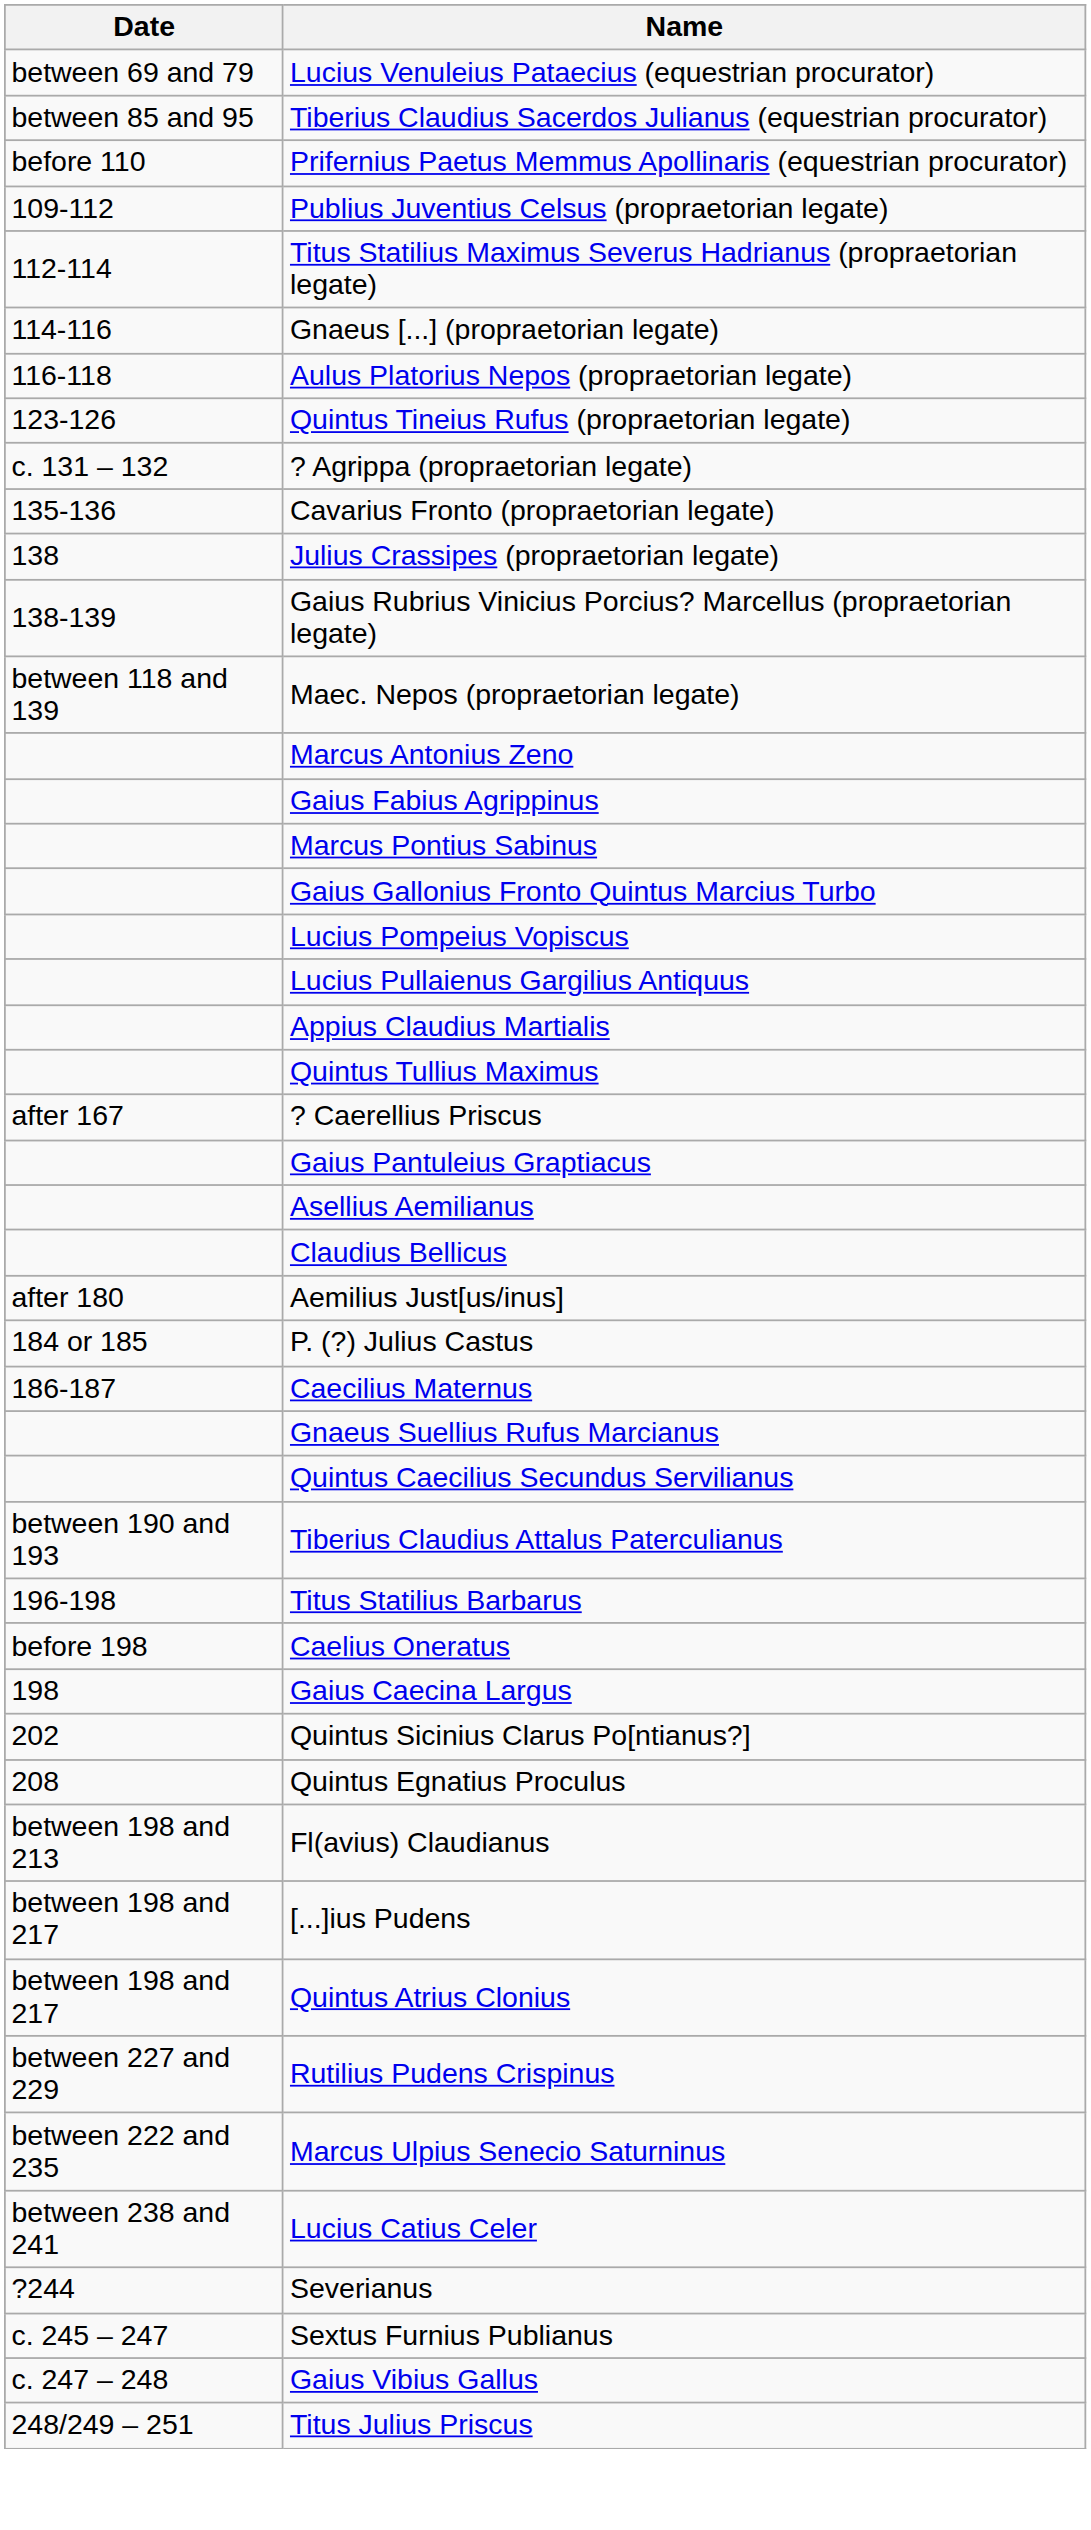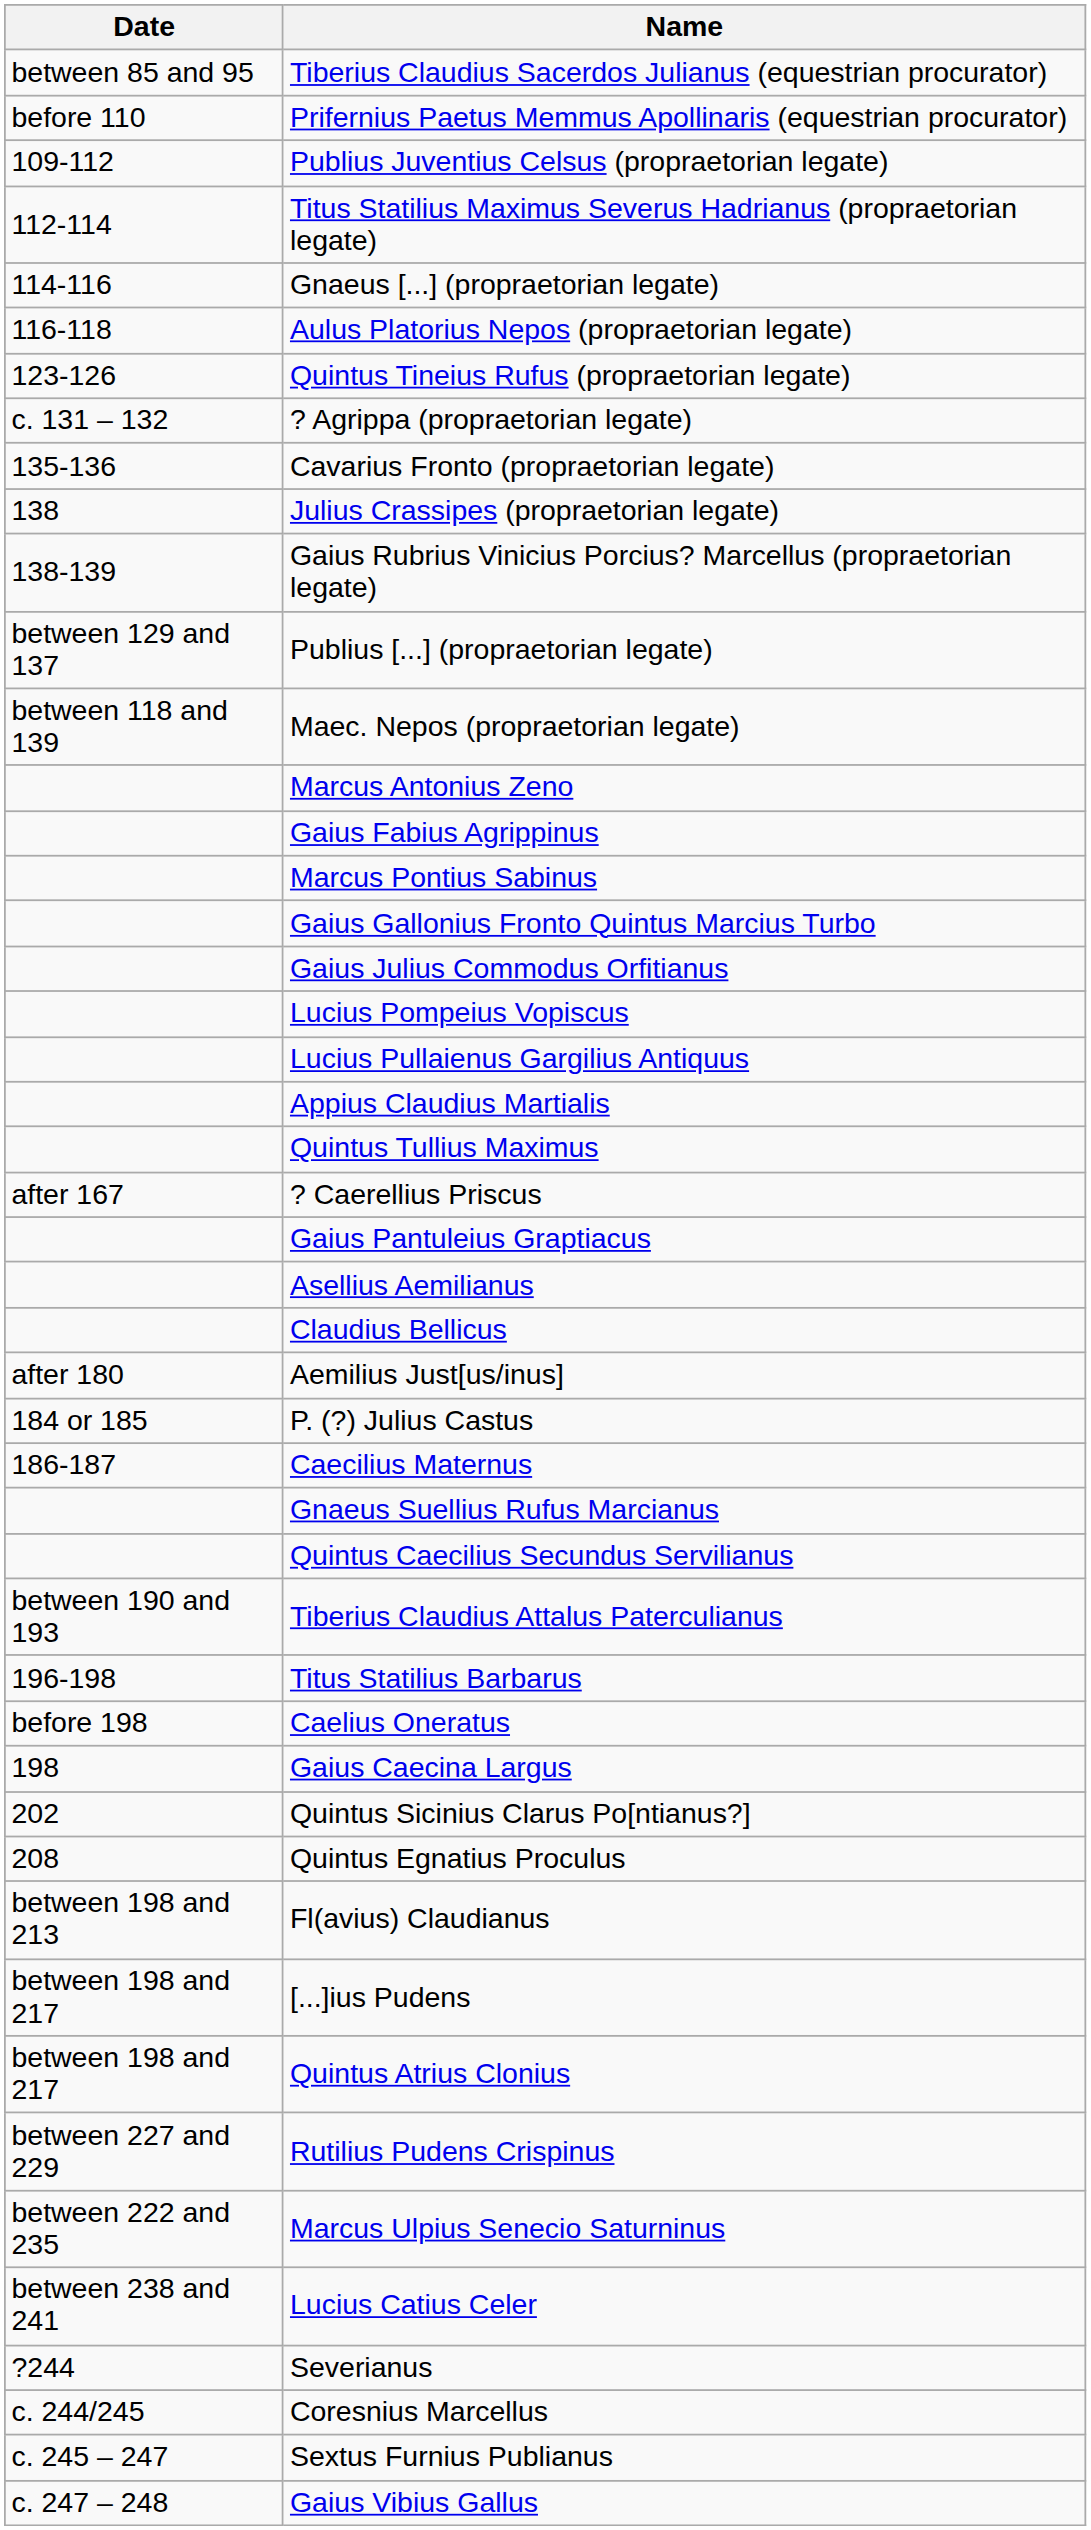- row: (612, 72)
+ row: (501, 649)
+ row: (509, 968)
+ row: (419, 2412)
- row: (411, 2425)
